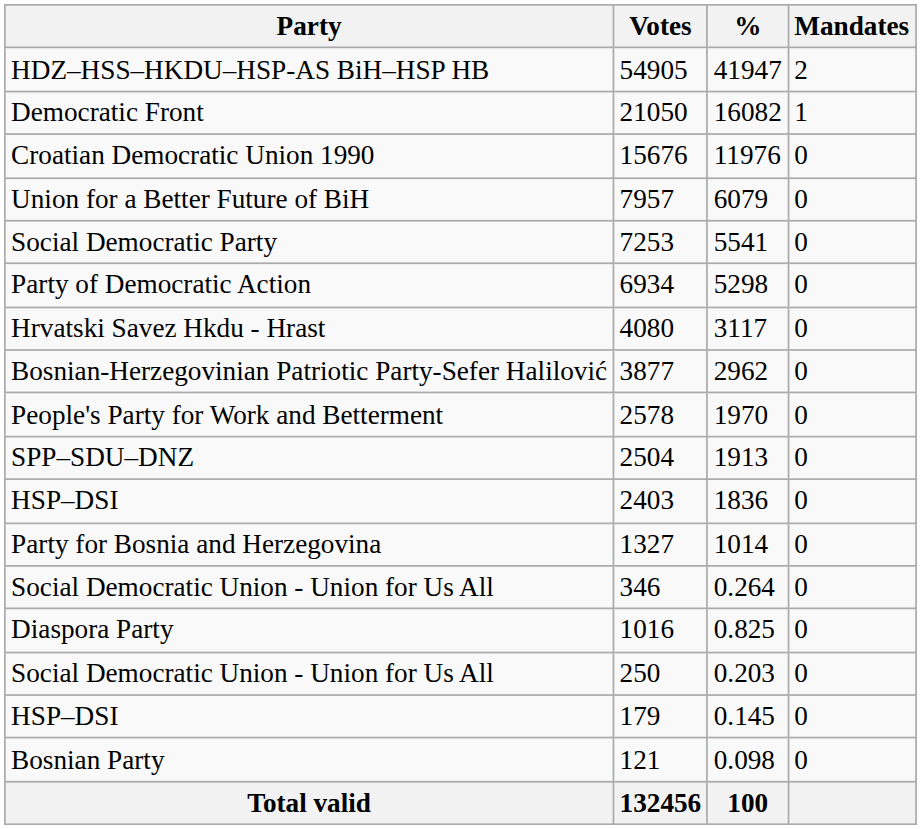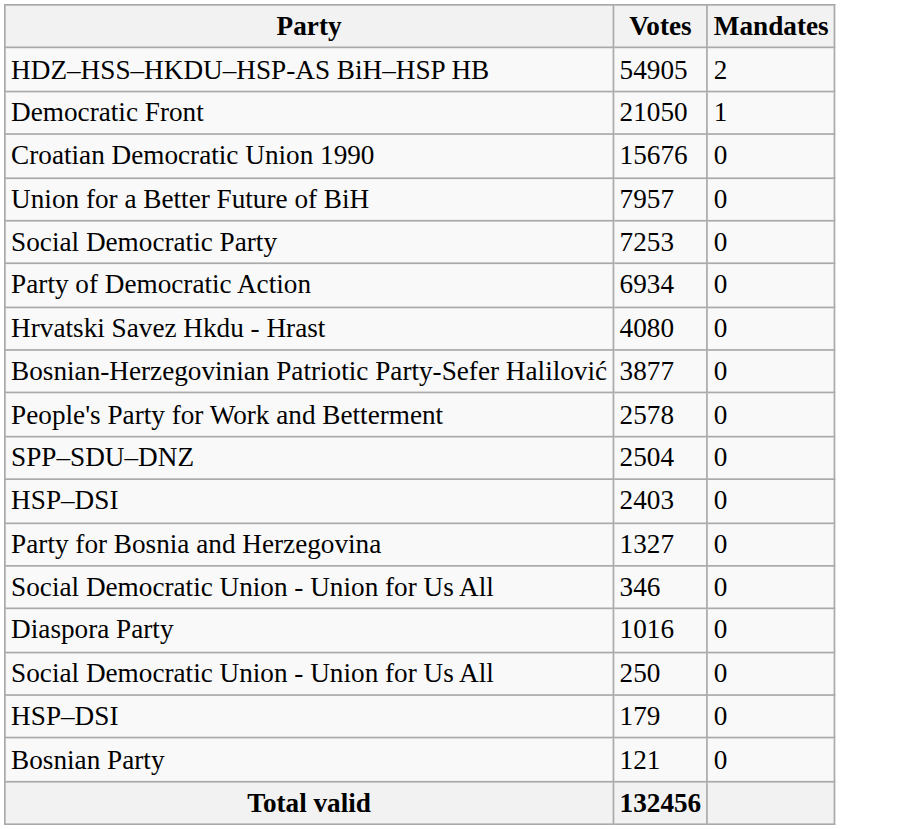- column: (748, 26)
